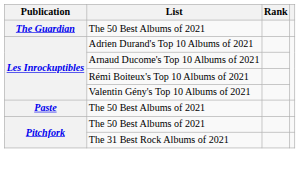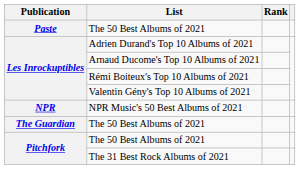rows swapped: (45, 28) <-> (45, 108)
+ row: (45, 108)
